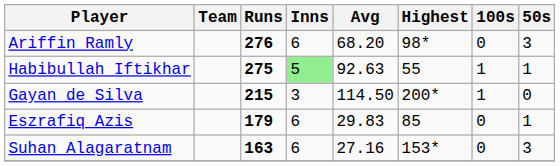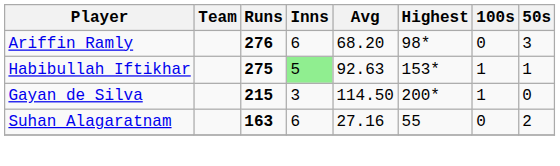(411, 70) 55 -> (421, 70) 153*
- row: (71, 122)
(421, 148) 153* -> (411, 122) 55
(527, 148) 3 -> (527, 122) 2
